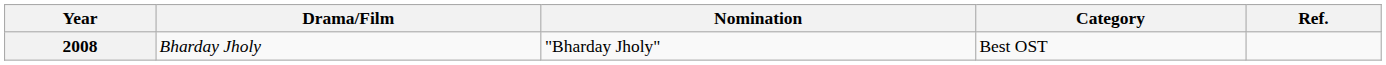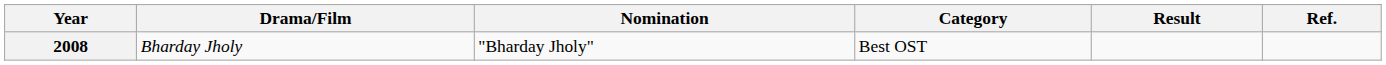+ column: (1177, 18)
